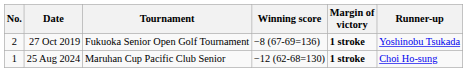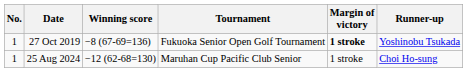columns swapped: (167, 19) <-> (290, 19)
(14, 42) 2 -> (14, 42) 1
(347, 59) bold -> (346, 59) normal
